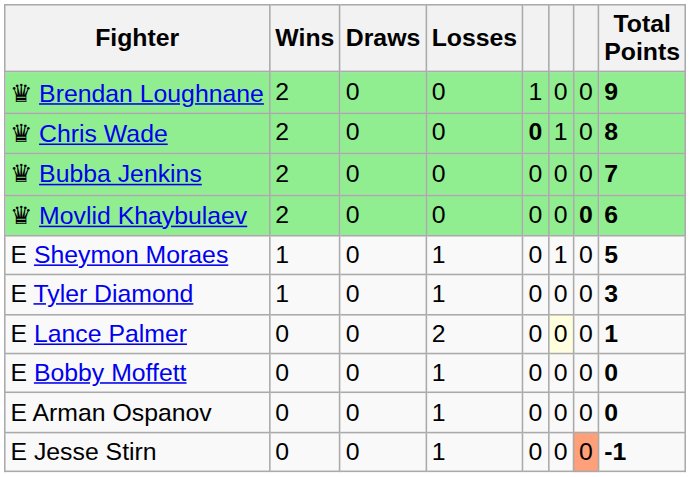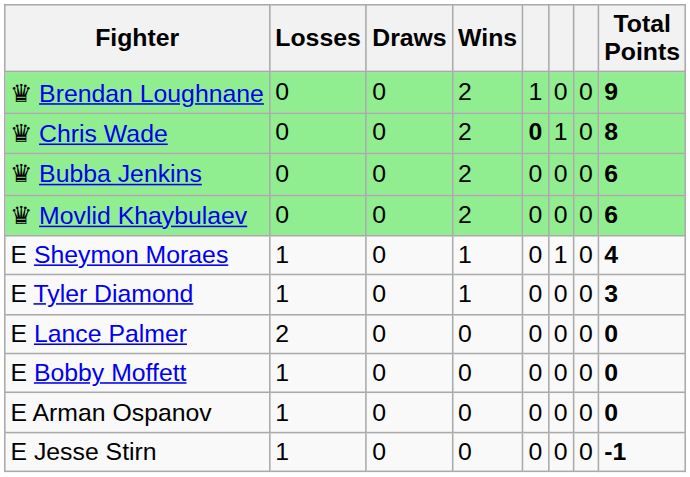columns swapped: (305, 38) <-> (474, 38)
(611, 173) 7 -> (611, 173) 6
(586, 214) bold -> (586, 214) normal
(611, 254) 5 -> (611, 254) 4
(561, 333) lightyellow background -> (561, 333) no background
(611, 333) 1 -> (611, 333) 0
(586, 451) lightsalmon background -> (586, 451) no background
